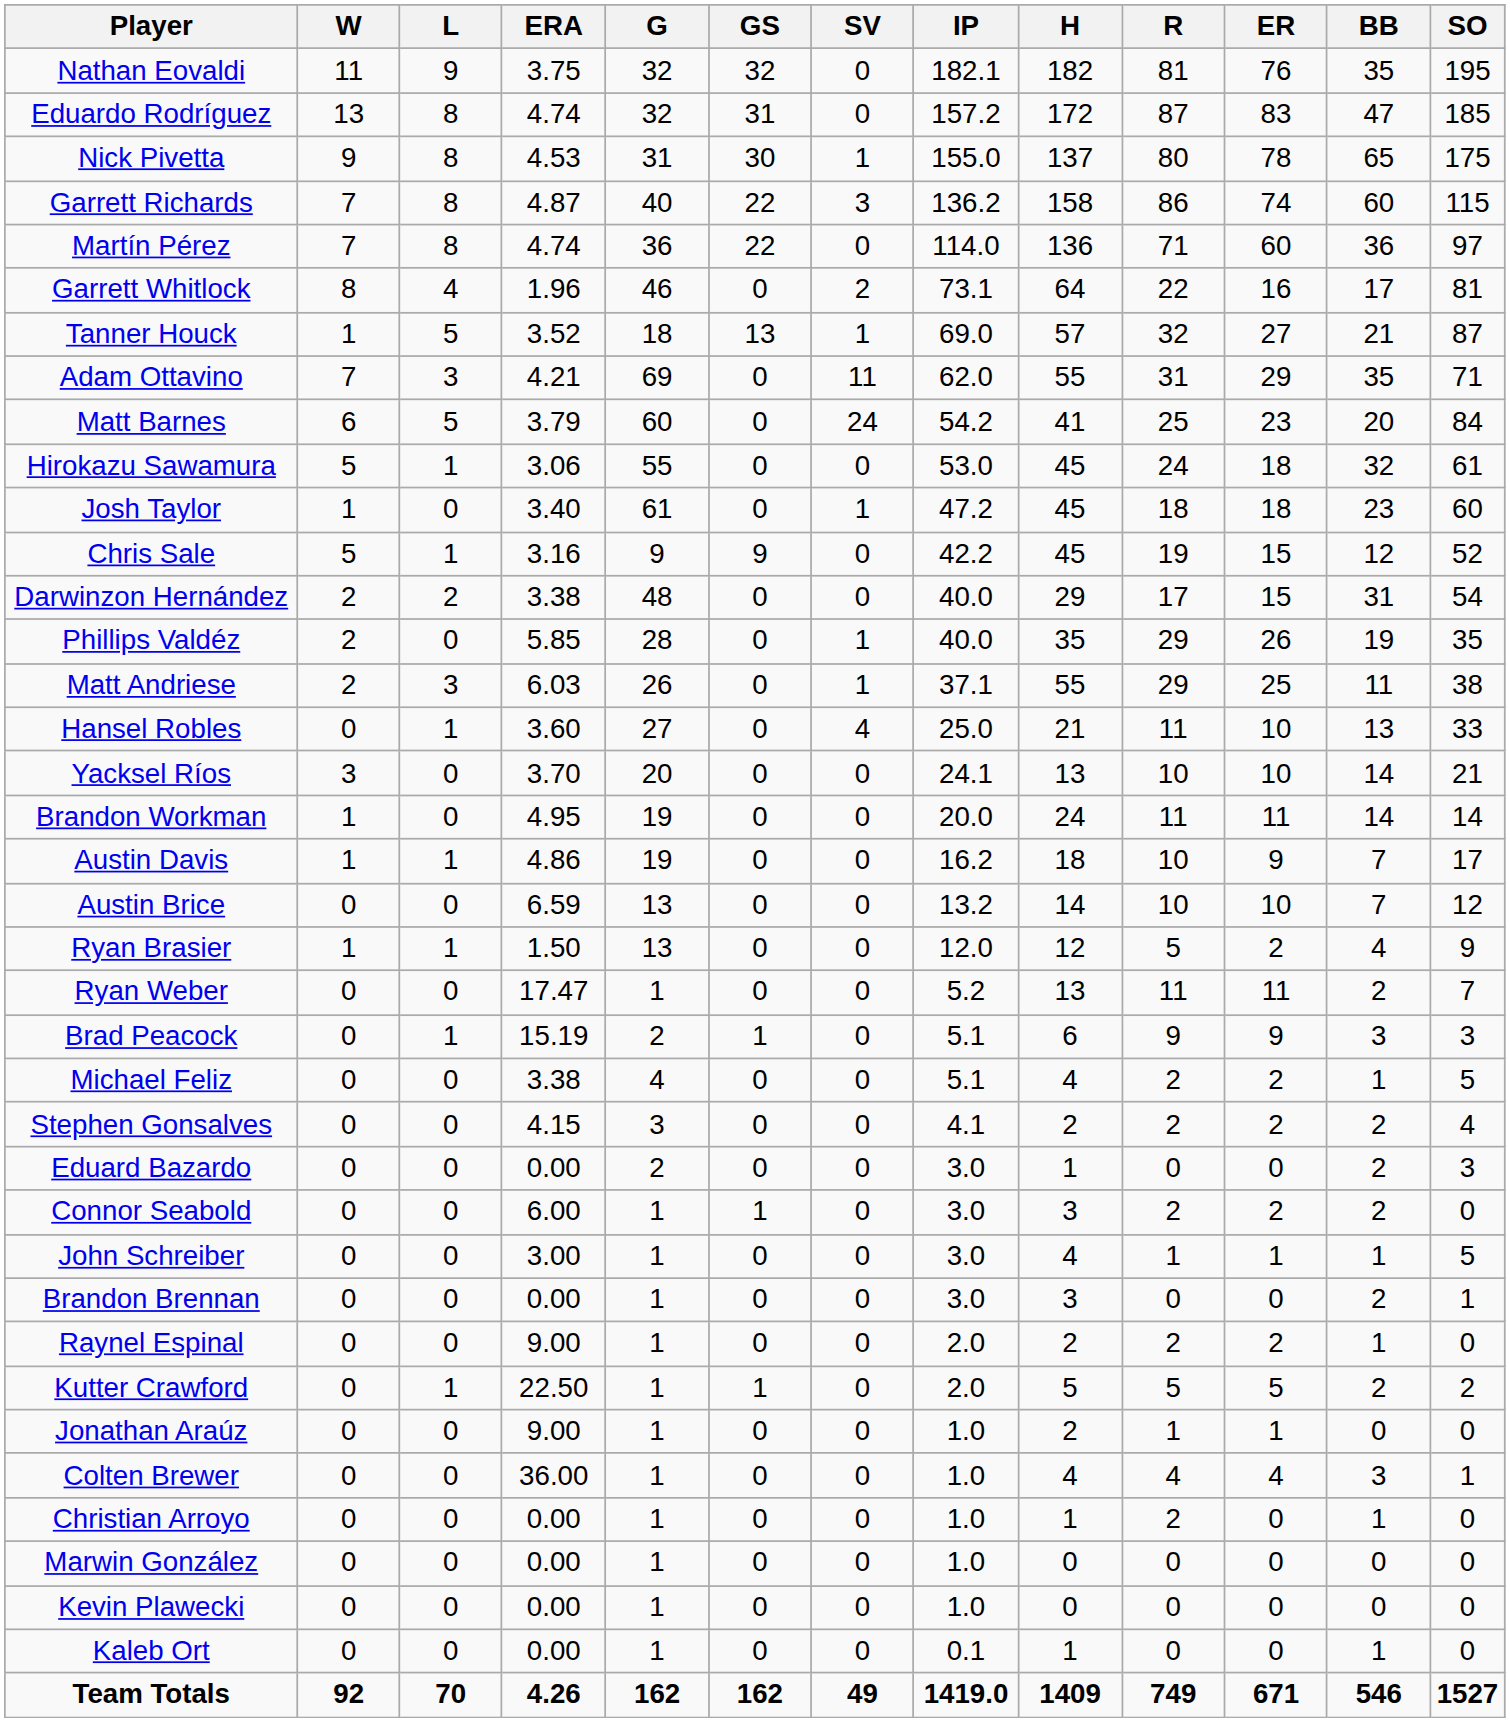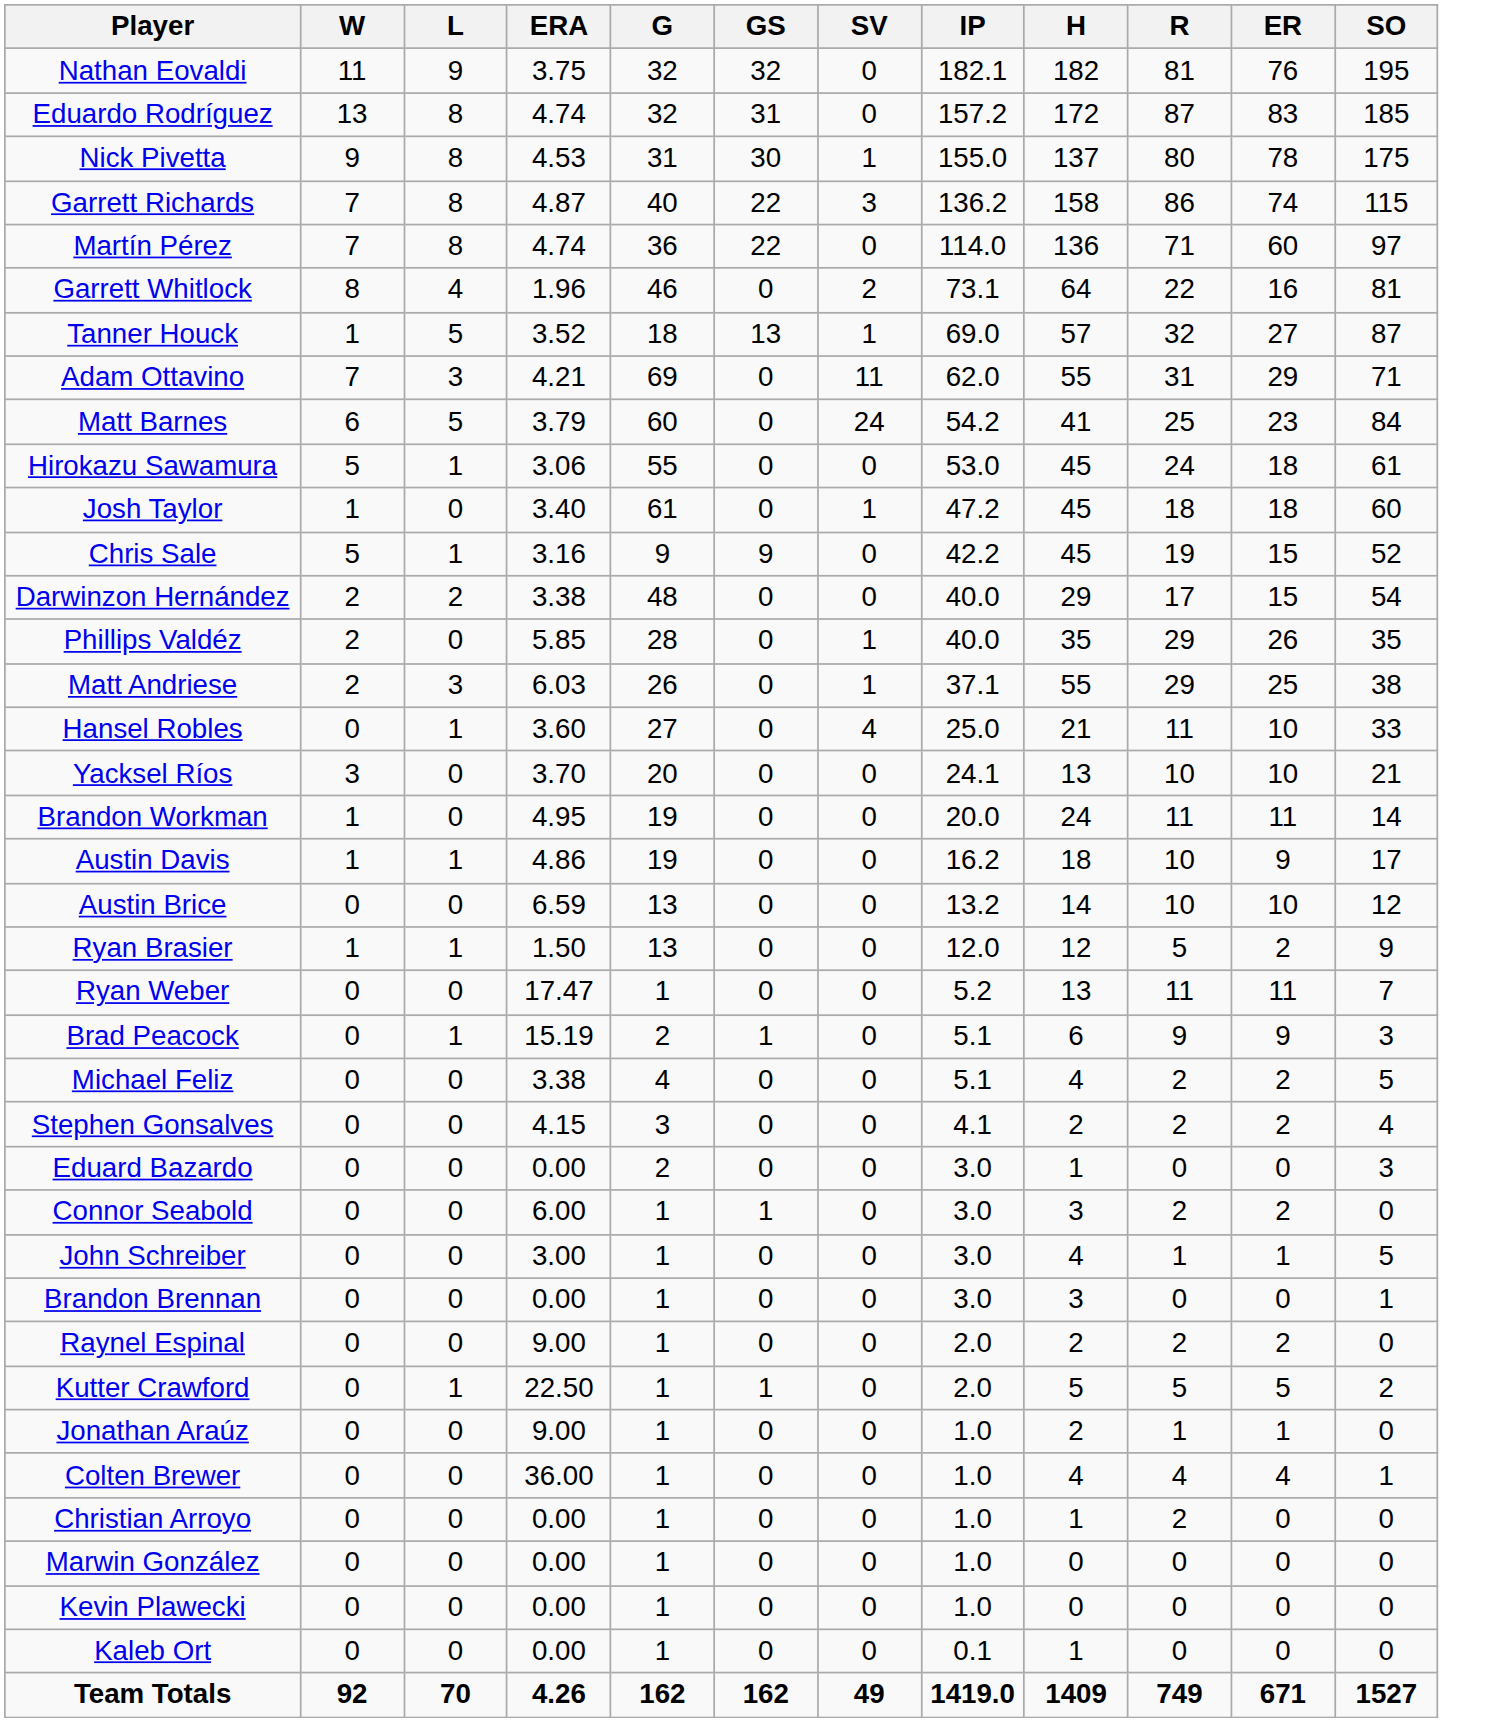- column: (1379, 26)
